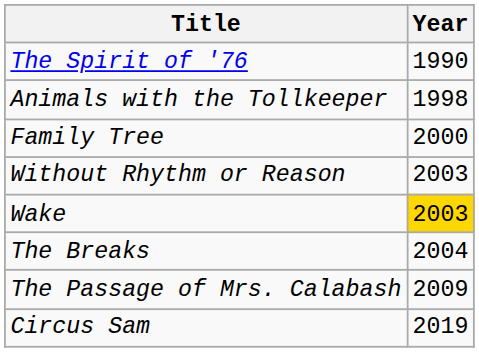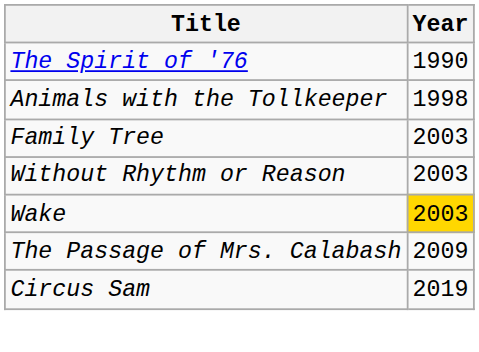(440, 138) 2000 -> (440, 138) 2003
- row: (80, 251)
